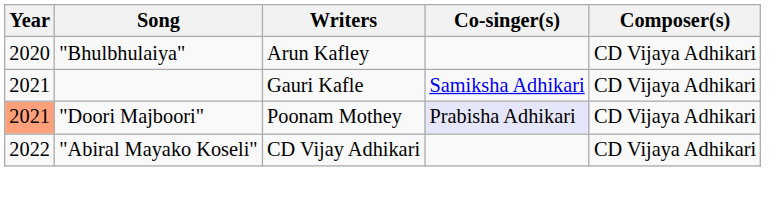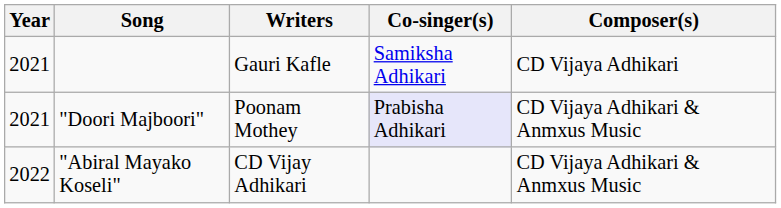- row: (122, 52)
(30, 117) lightsalmon background -> (30, 119) no background
(675, 117) CD Vijaya Adhikari -> (608, 119) CD Vijaya Adhikari & Anmxus Music
(675, 149) CD Vijaya Adhikari -> (608, 174) CD Vijaya Adhikari & Anmxus Music
